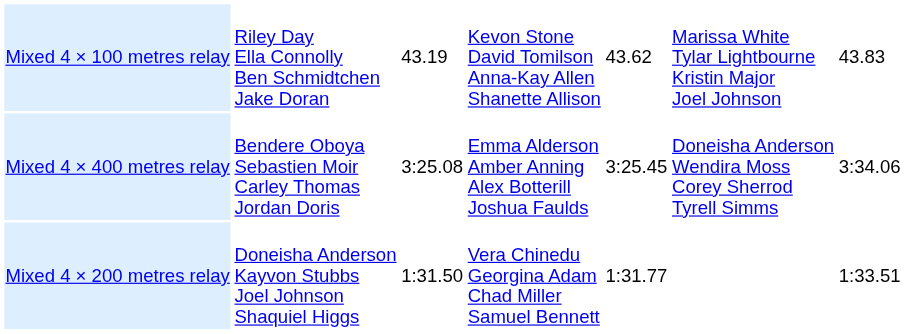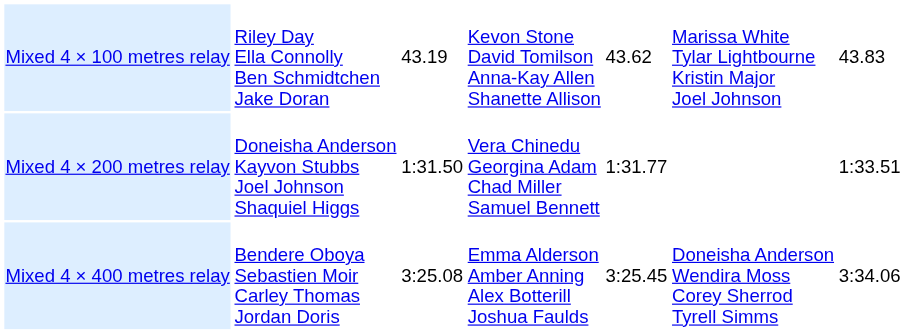rows swapped: (118, 275) <-> (118, 166)
